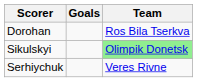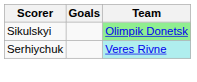- row: (29, 31)
(136, 67) no background -> (136, 49) paleturquoise background
